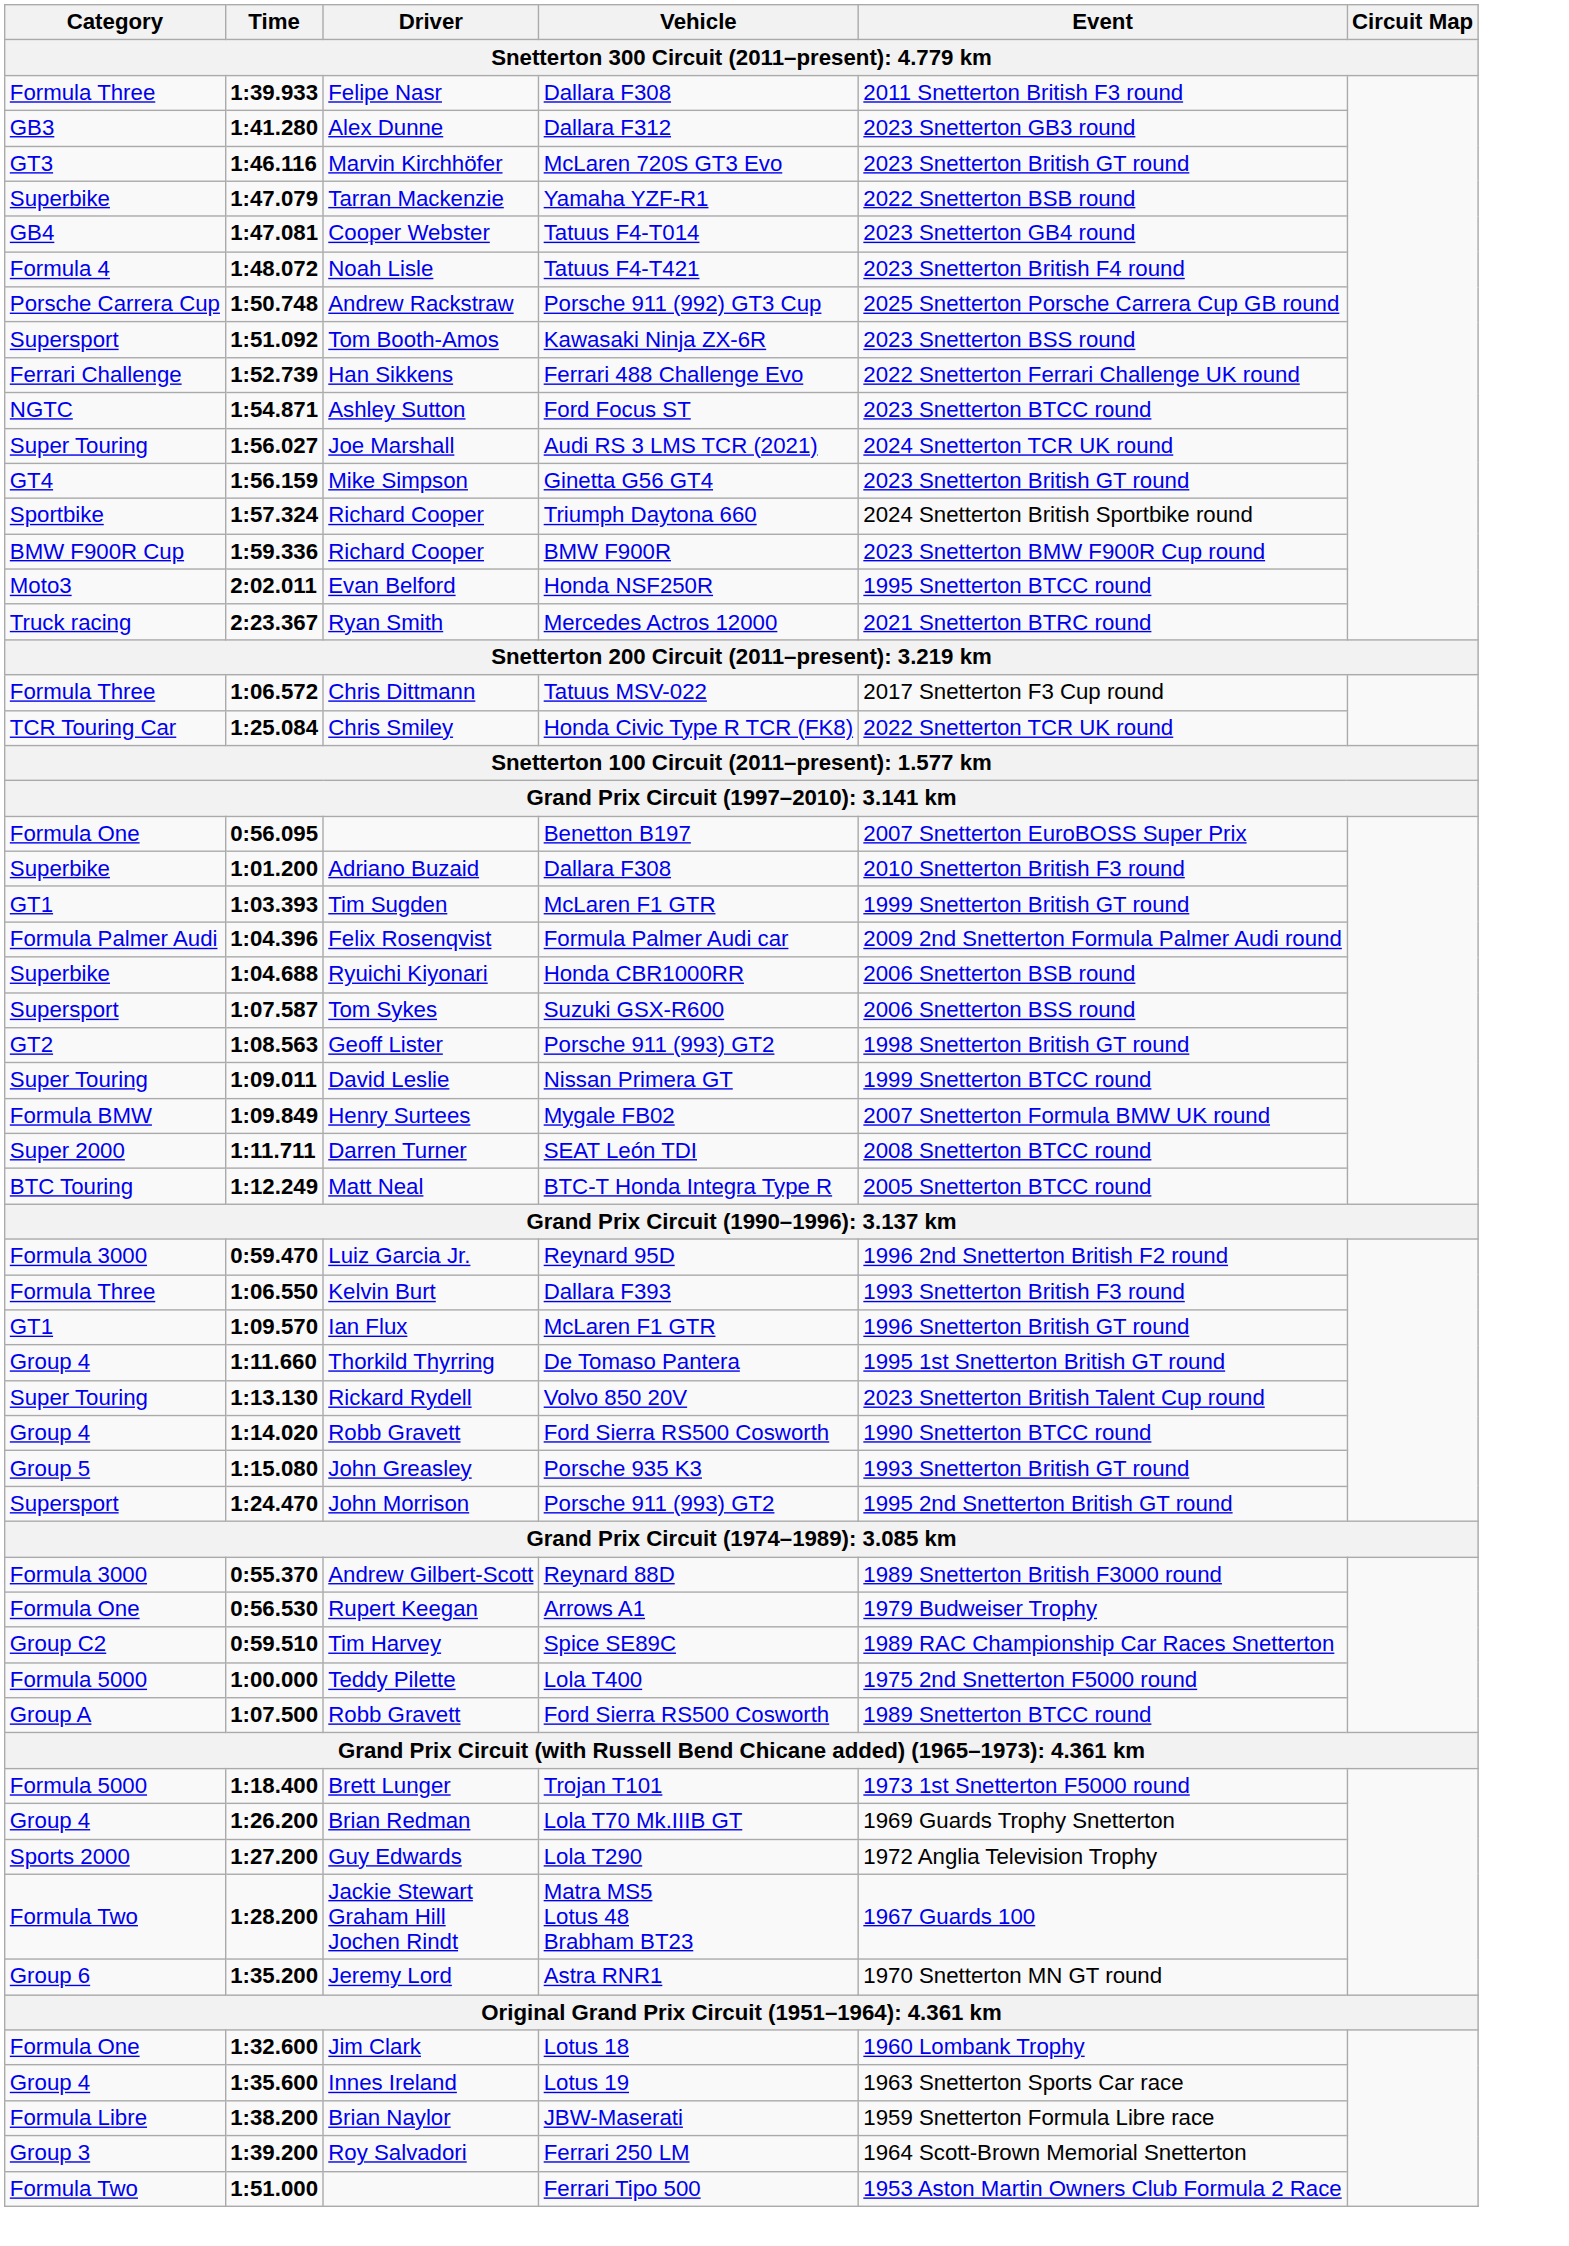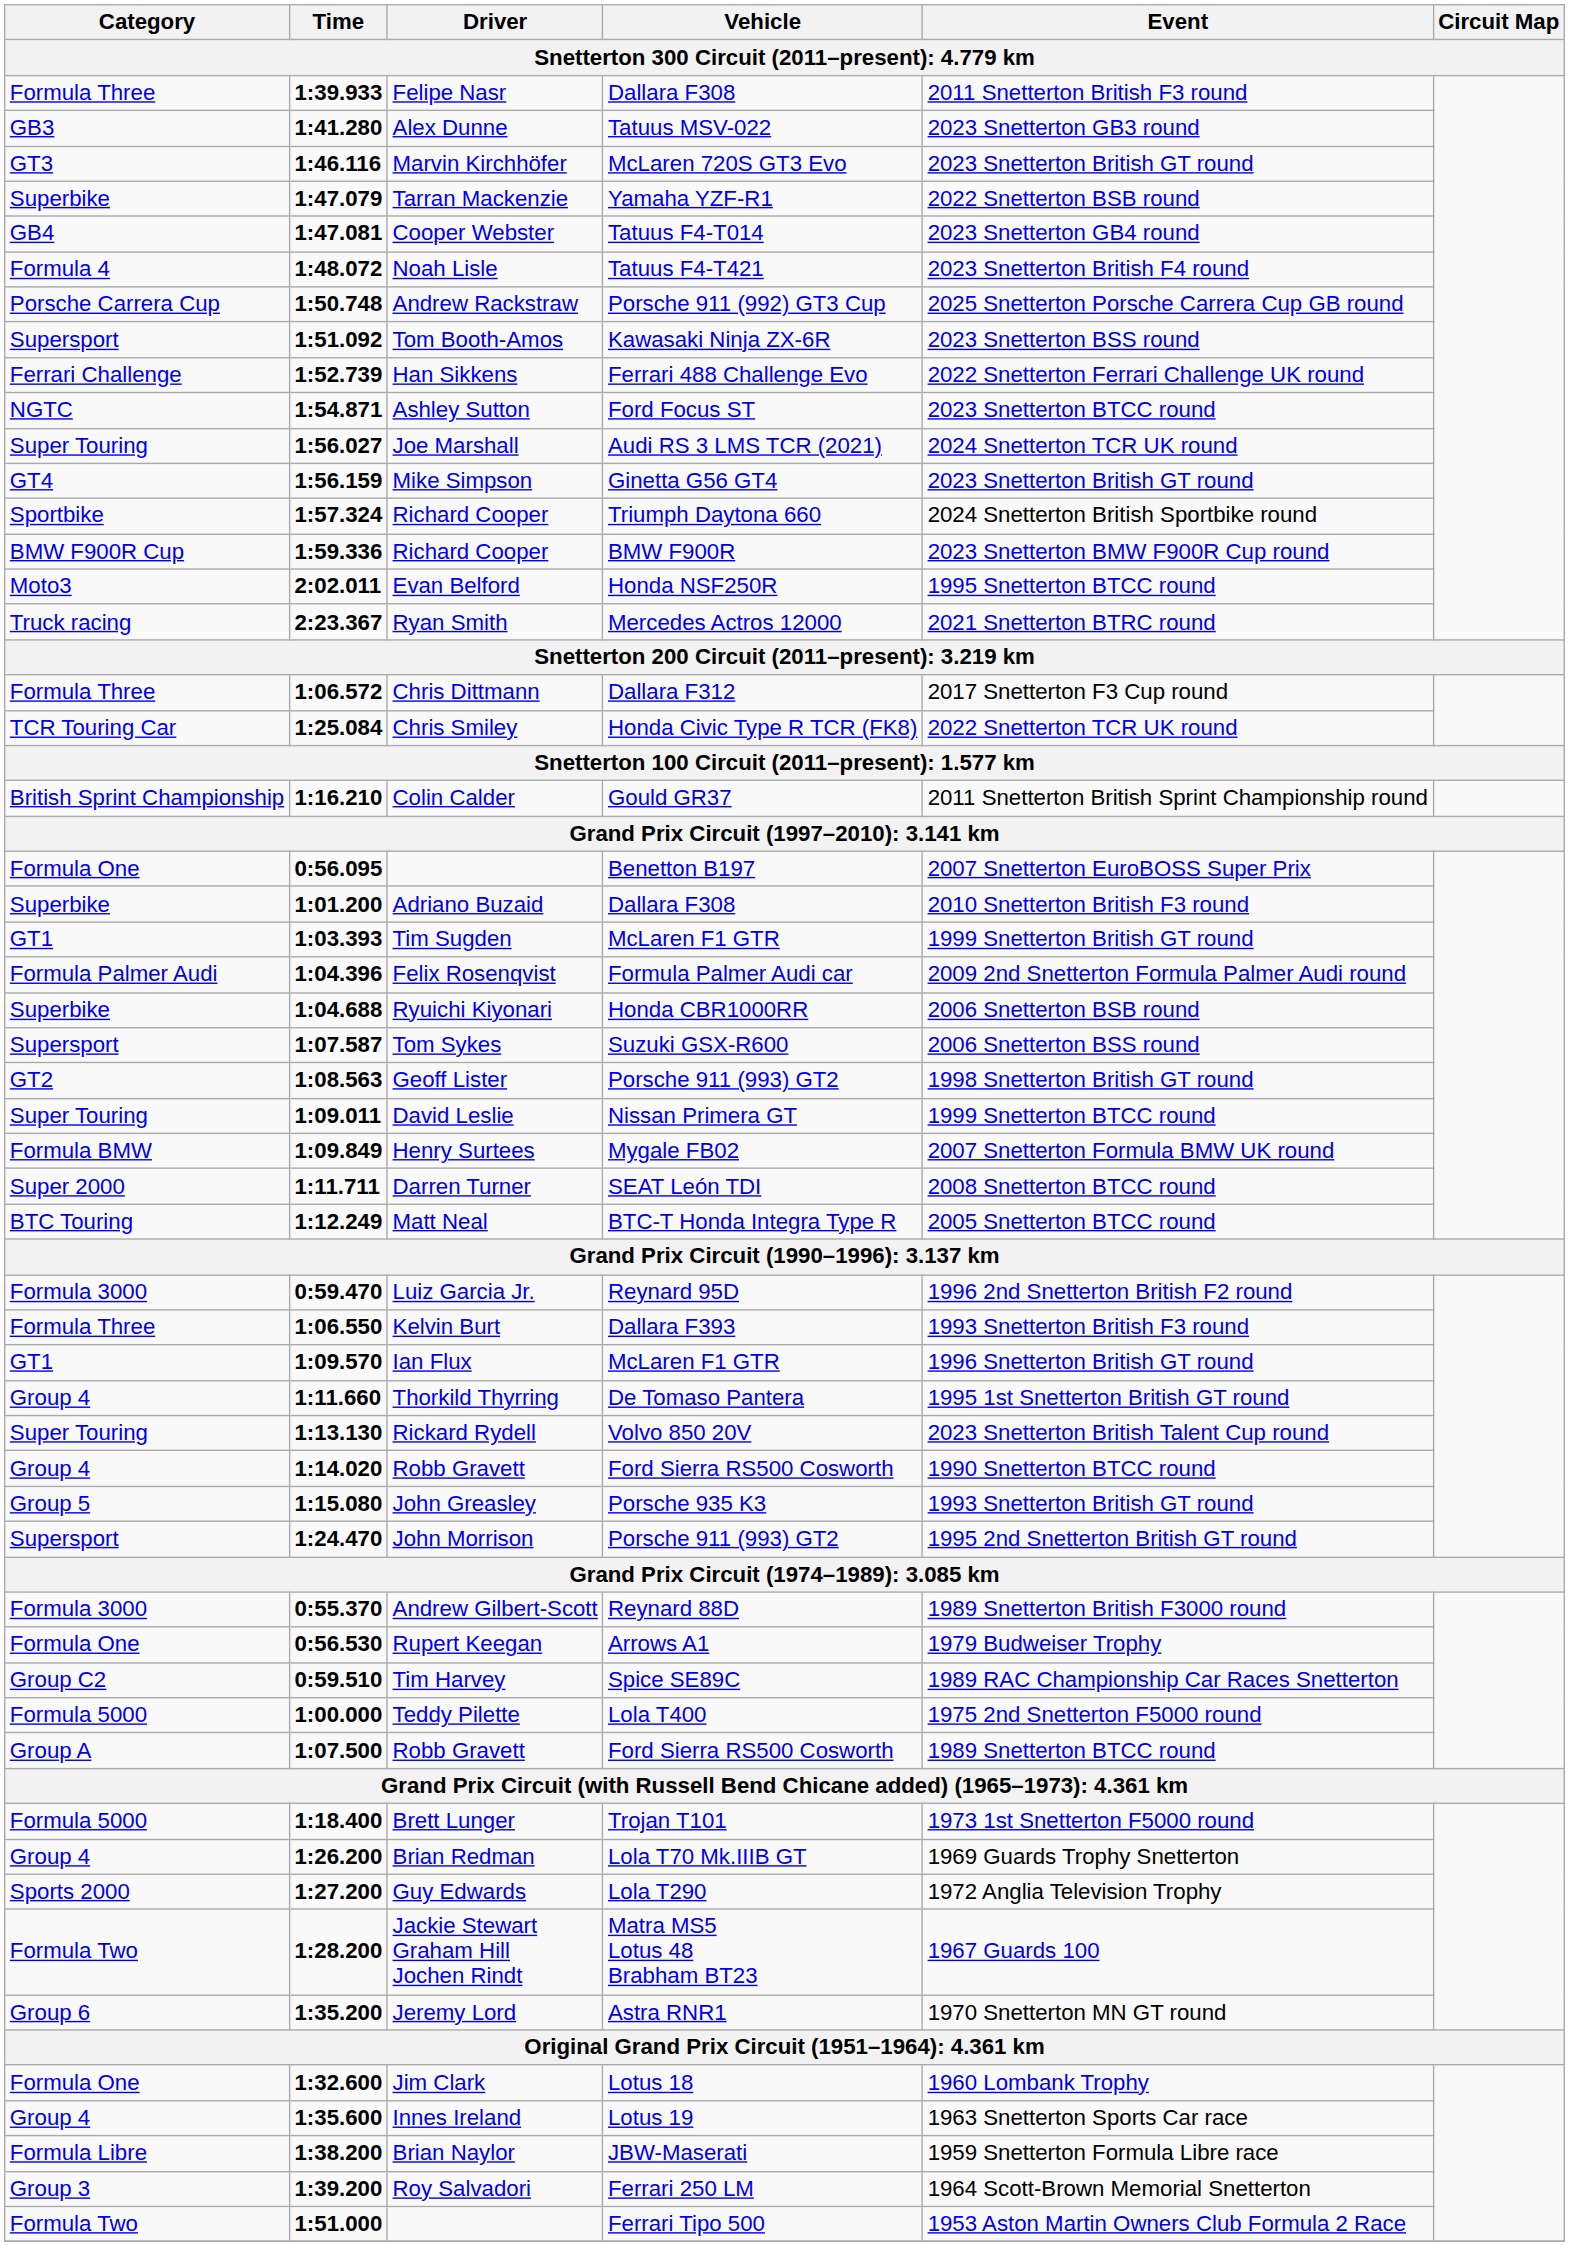(607, 127) Dallara F312 -> (690, 127) Tatuus MSV-022
(625, 692) Tatuus MSV-022 -> (672, 692) Dallara F312
+ row: (338, 798)
